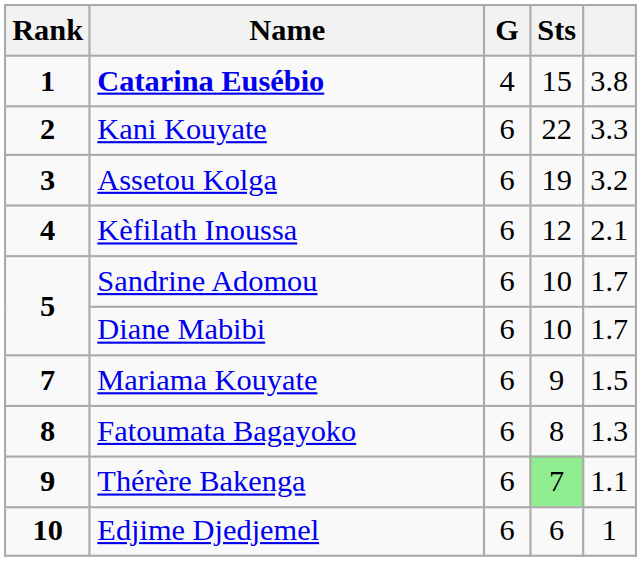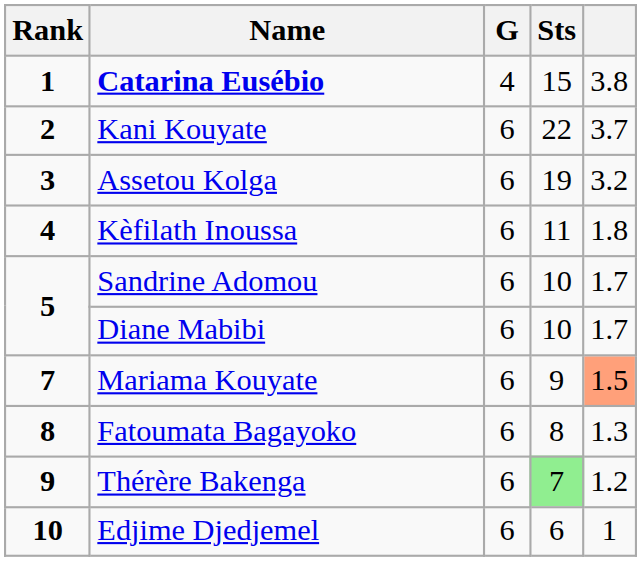(609, 130) 3.3 -> (609, 130) 3.7
(557, 230) 12 -> (557, 230) 11
(609, 230) 2.1 -> (609, 230) 1.8
(609, 380) no background -> (609, 380) lightsalmon background
(609, 480) 1.1 -> (609, 480) 1.2
